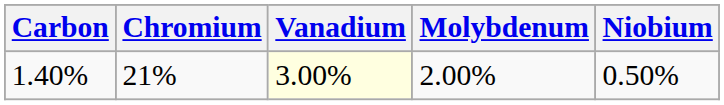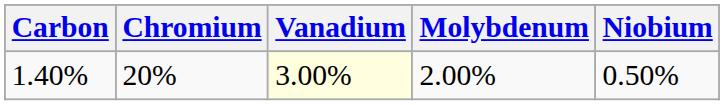(150, 74) 21% -> (150, 74) 20%
